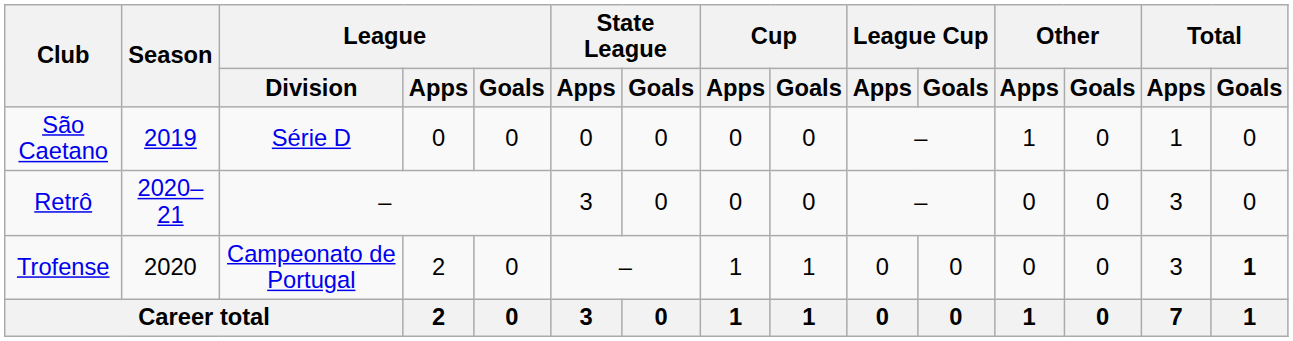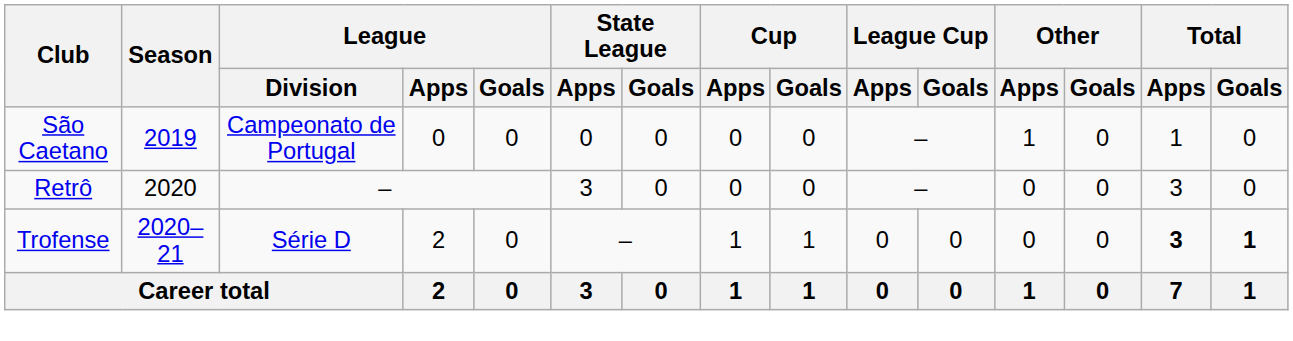(311, 138) Série D -> (311, 138) Campeonato de Portugal
(170, 202) 2020–21 -> (170, 189) 2020
(170, 266) 2020 -> (170, 240) 2020–21
(311, 266) Campeonato de Portugal -> (311, 240) Série D
(1176, 266) normal -> (1176, 240) bold
